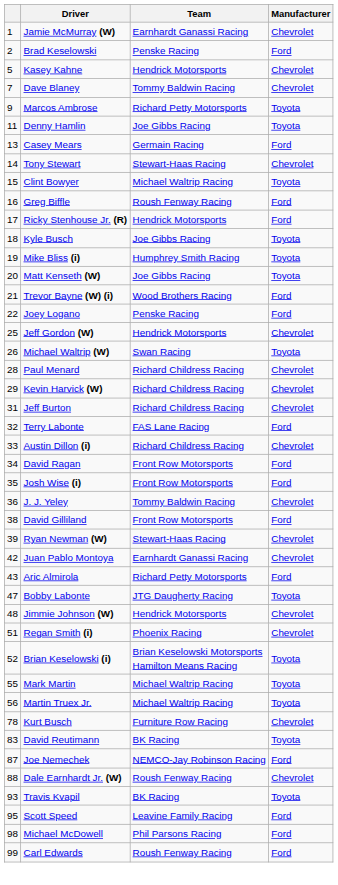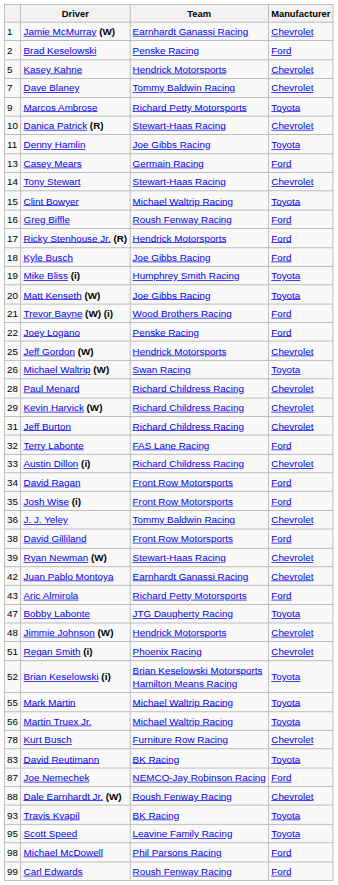+ row: (64, 126)
(286, 238) Toyota -> (281, 257) Ford
(281, 814) Ford -> (286, 834) Toyota
